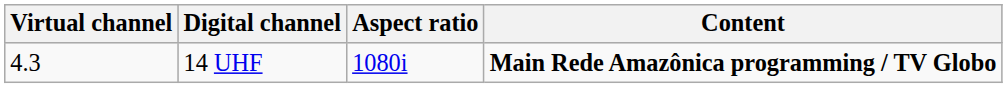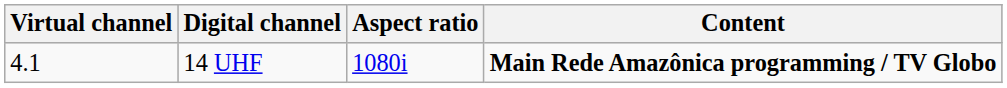(26, 62) 4.3 -> (26, 62) 4.1
